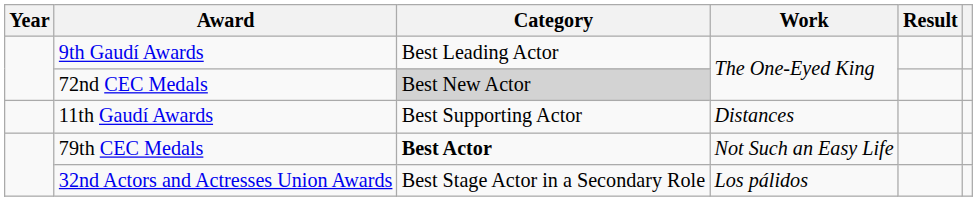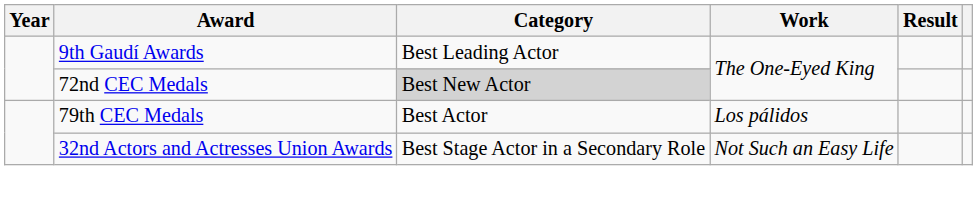- row: (136, 116)
(447, 148) bold -> (445, 116) normal
(804, 148) Not Such an Easy Life -> (761, 116) Los pálidos
(761, 180) Los pálidos -> (804, 148) Not Such an Easy Life
